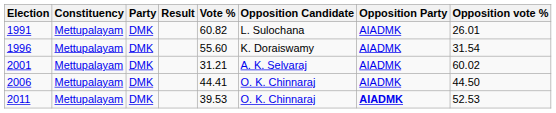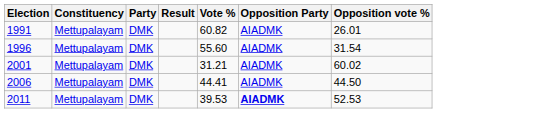- column: (297, 13)
